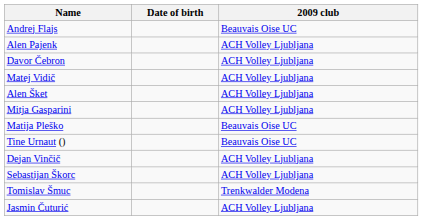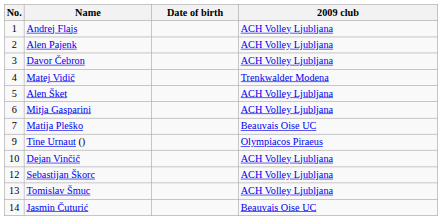+ column: (14, 12)
(259, 28) Beauvais Oise UC -> (287, 28) ACH Volley Ljubljana
(267, 77) ACH Volley Ljubljana -> (285, 77) Trenkwalder Modena
(259, 142) Beauvais Oise UC -> (282, 142) Olympiacos Piraeus
(265, 191) Trenkwalder Modena -> (287, 191) ACH Volley Ljubljana
(267, 207) ACH Volley Ljubljana -> (279, 207) Beauvais Oise UC
